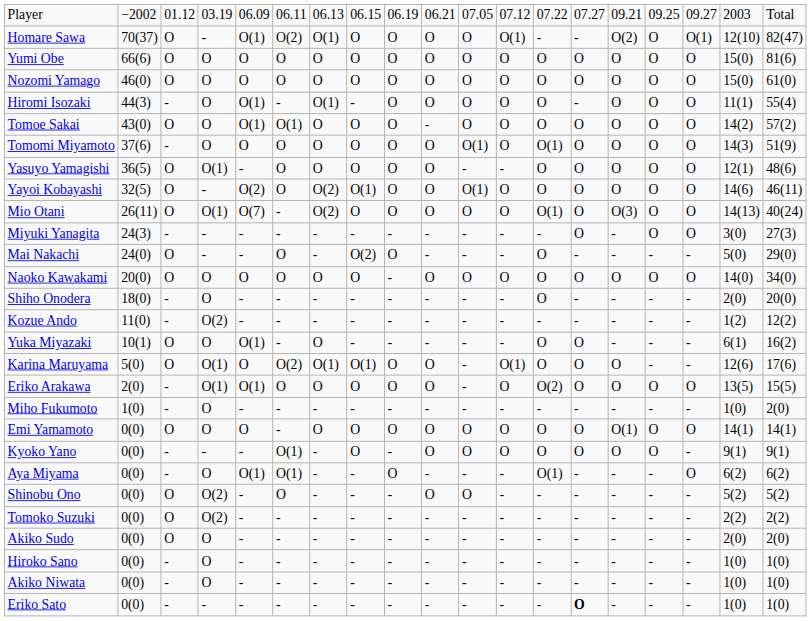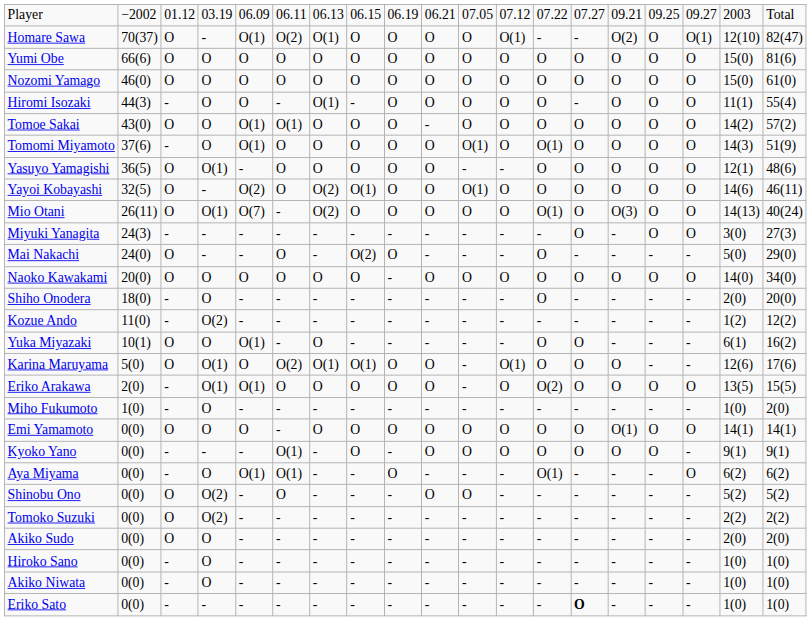(252, 102) O(1) -> (244, 102) O
(244, 146) O -> (252, 146) O(1)
